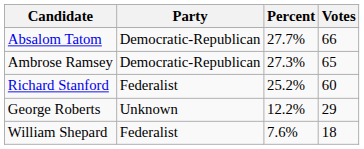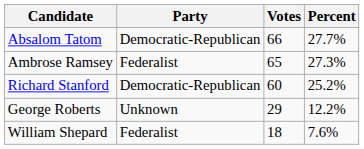columns swapped: (339, 16) <-> (291, 16)
(190, 62) Democratic-Republican -> (149, 62) Federalist
(149, 86) Federalist -> (190, 86) Democratic-Republican
